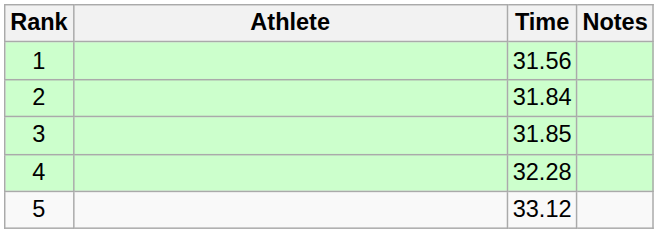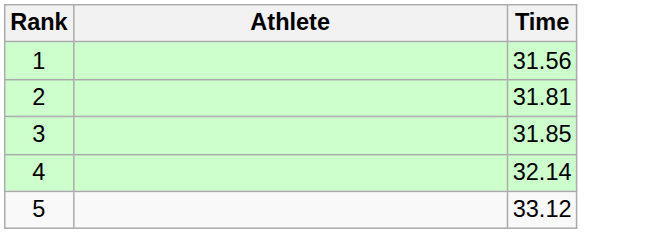- column: (615, 23)
(542, 97) 31.84 -> (542, 97) 31.81
(542, 172) 32.28 -> (542, 172) 32.14
